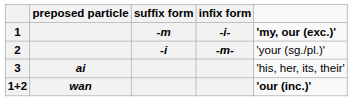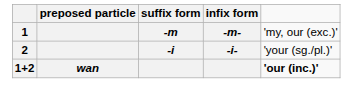(225, 31) -i- -> (232, 31) -m-
(296, 31) bold -> (301, 31) normal
(225, 50) -m- -> (232, 50) -i-
- row: (17, 68)
